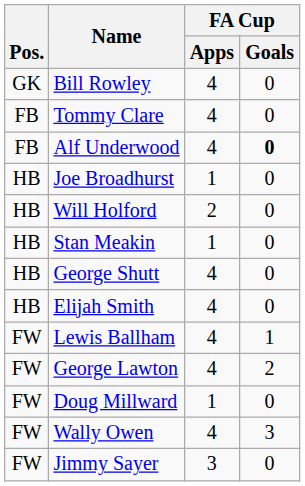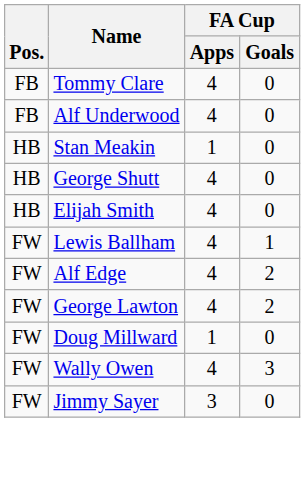- row: (102, 83)
(270, 147) bold -> (270, 115) normal
- row: (114, 178)
- row: (105, 210)
+ row: (90, 274)
